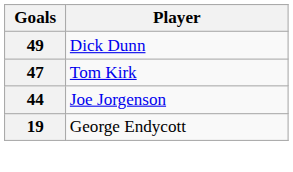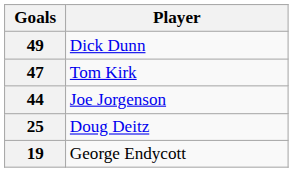+ row: (35, 126)
